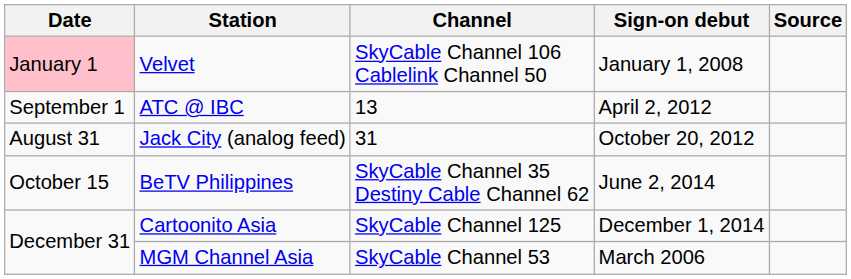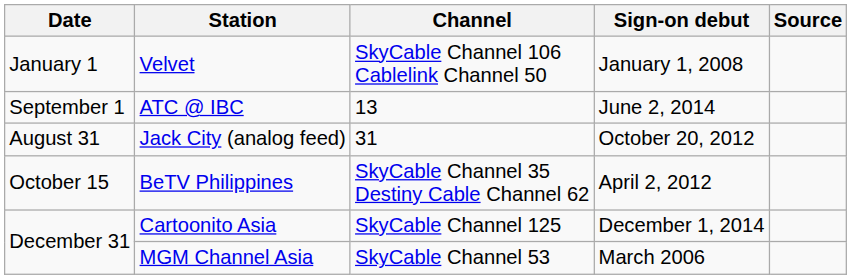(54, 63) pink background -> (54, 63) no background
(655, 107) April 2, 2012 -> (657, 107) June 2, 2014
(657, 182) June 2, 2014 -> (655, 182) April 2, 2012
